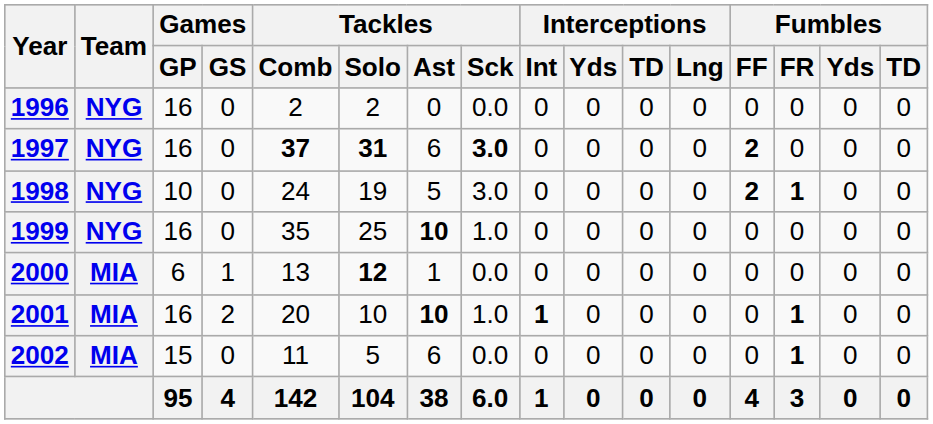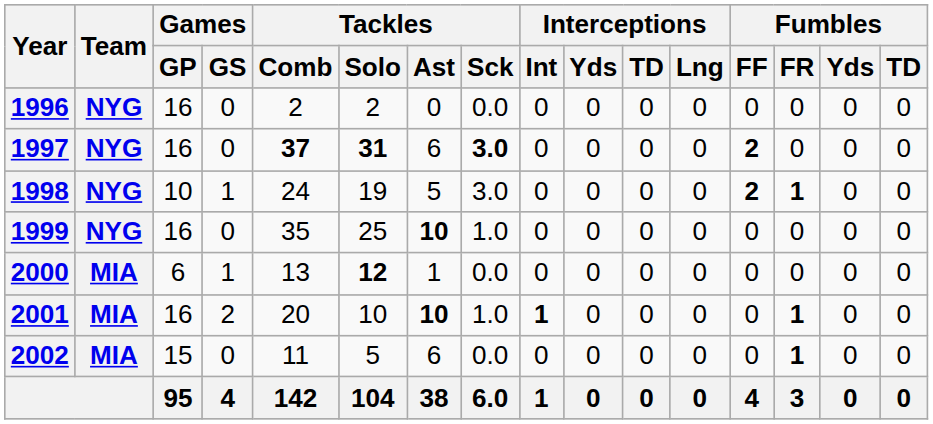(228, 190) 0 -> (228, 190) 1
